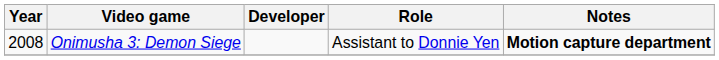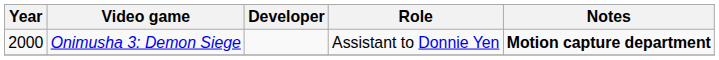(26, 42) 2008 -> (26, 42) 2000
